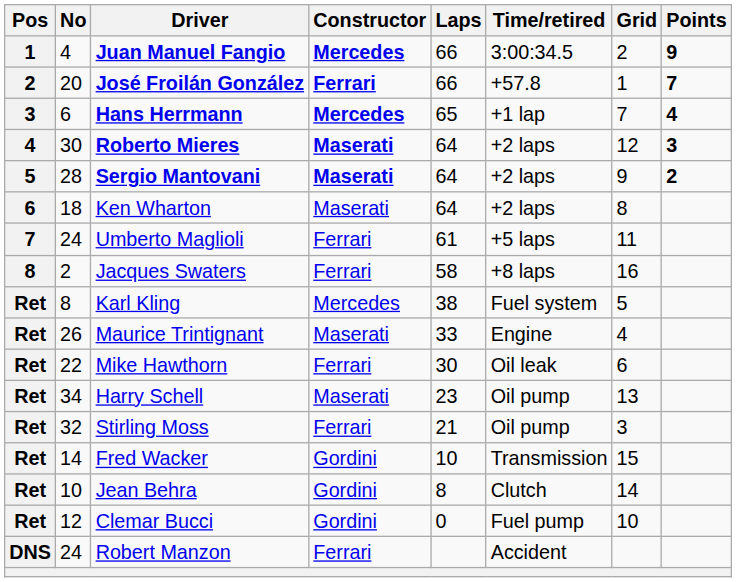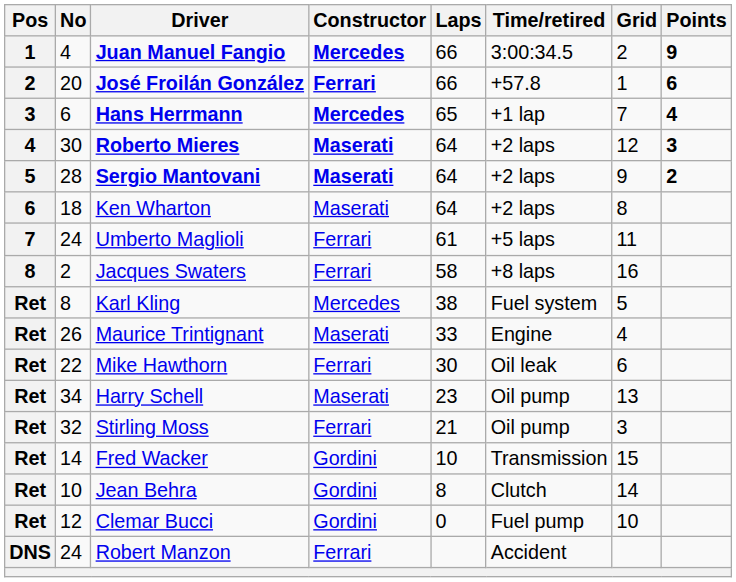(672, 83) 7 -> (672, 83) 6
